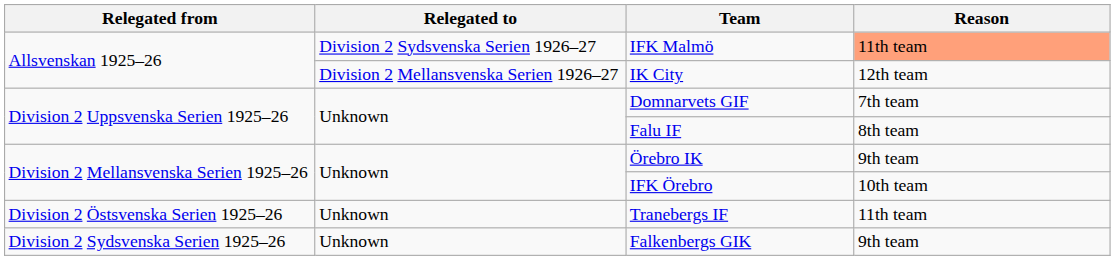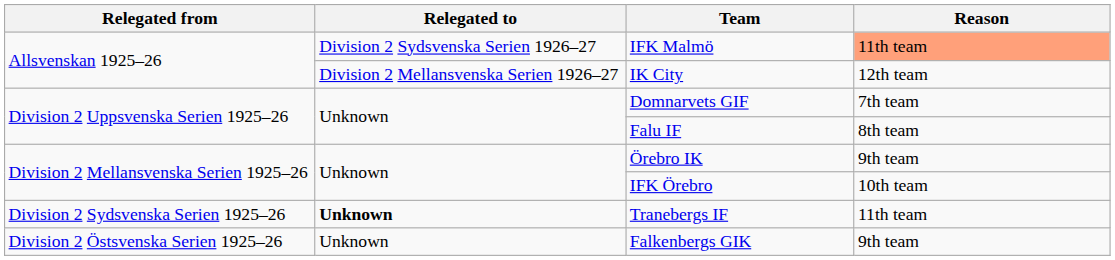(145, 213) Division 2 Östsvenska Serien 1925–26 -> (147, 213) Division 2 Sydsvenska Serien 1925–26
(354, 213) normal -> (356, 213) bold
(147, 241) Division 2 Sydsvenska Serien 1925–26 -> (145, 241) Division 2 Östsvenska Serien 1925–26
